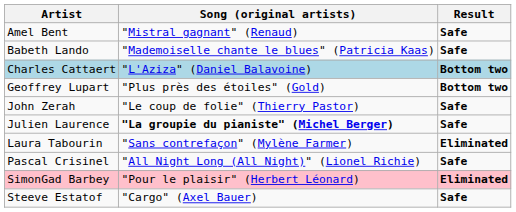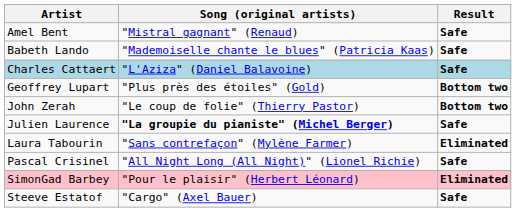(474, 69) Bottom two -> (454, 69) Safe
(454, 106) Safe -> (474, 106) Bottom two
